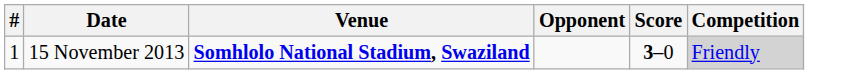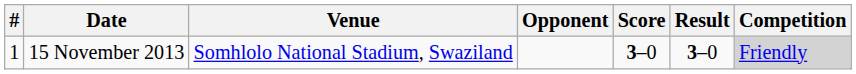+ column: (702, 20)
(362, 52) bold -> (353, 52) normal
